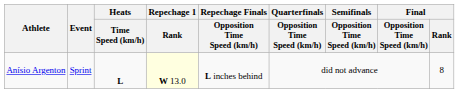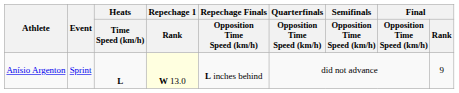(442, 71) 8 -> (442, 71) 9
